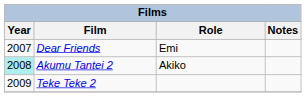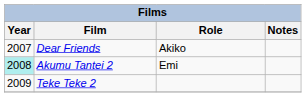(168, 48) Emi -> (172, 48) Akiko
(172, 65) Akiko -> (168, 65) Emi
